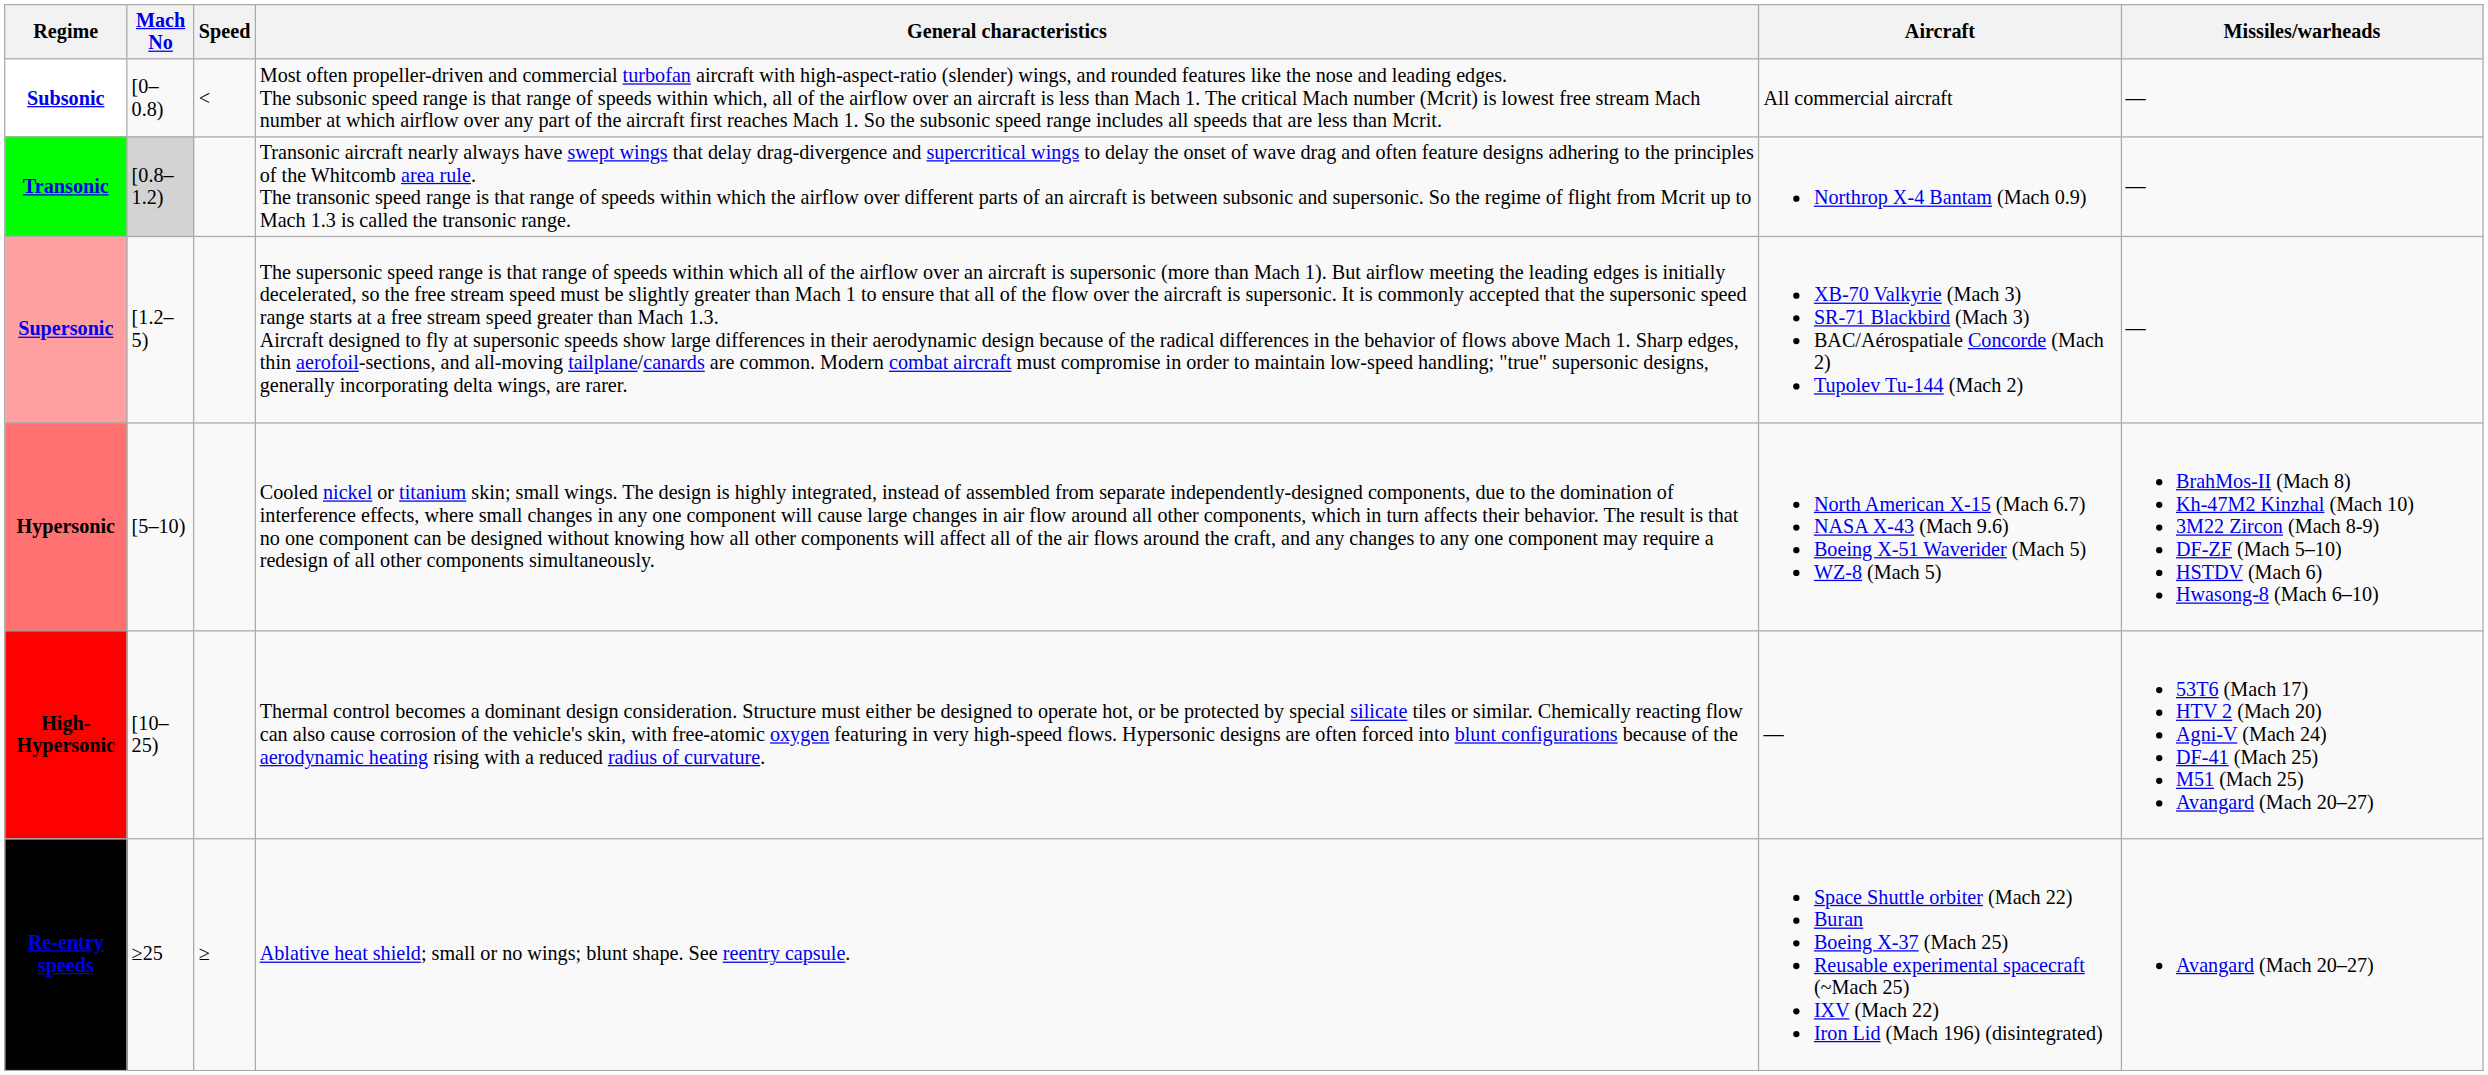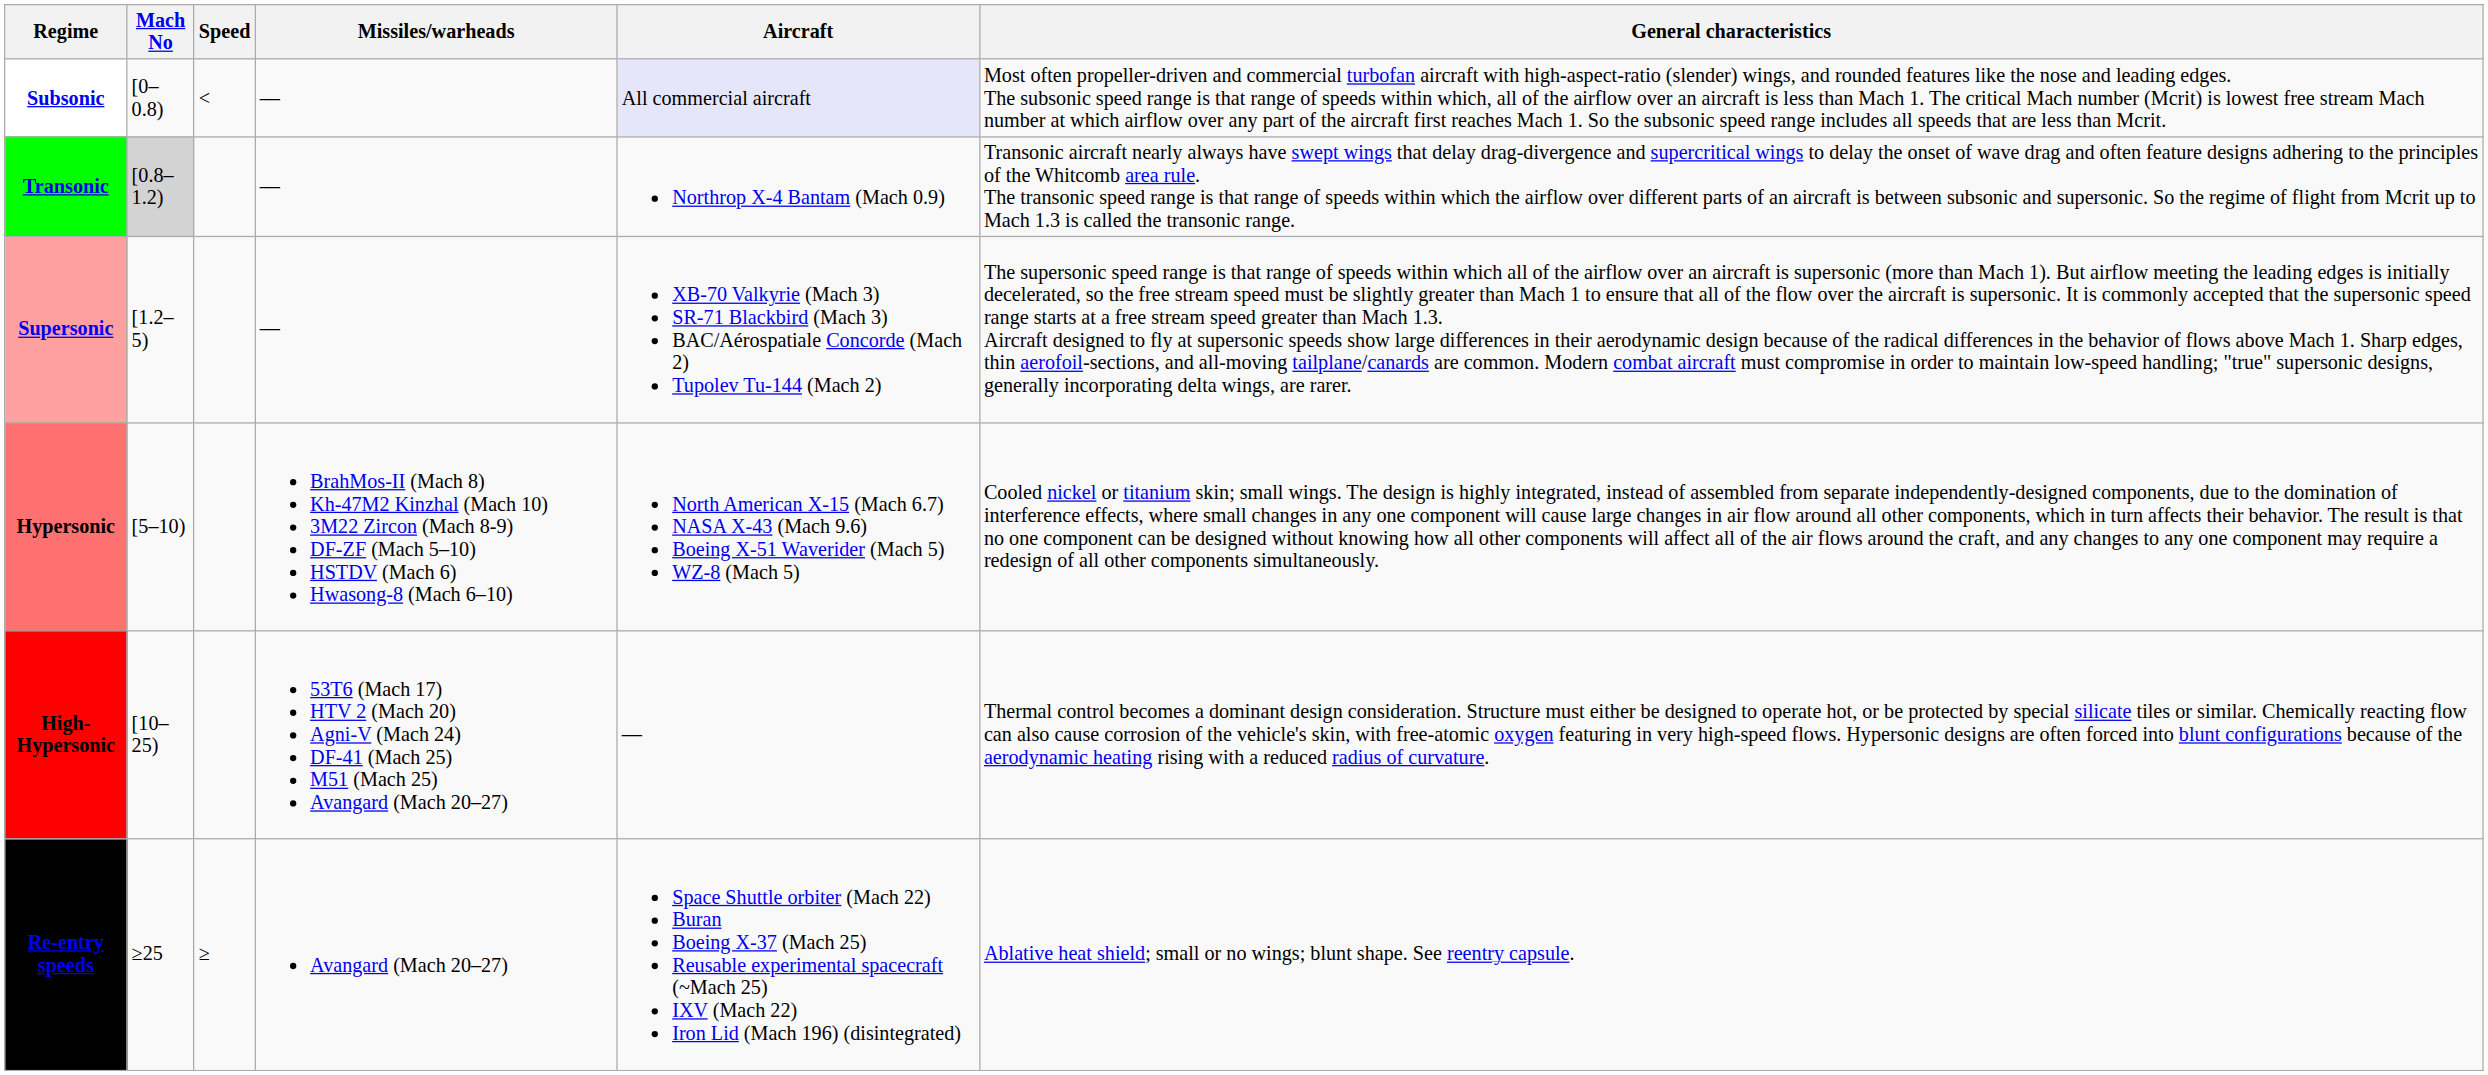columns swapped: (1007, 31) <-> (2302, 31)
(1858, 97) no background -> (716, 97) lavender background
